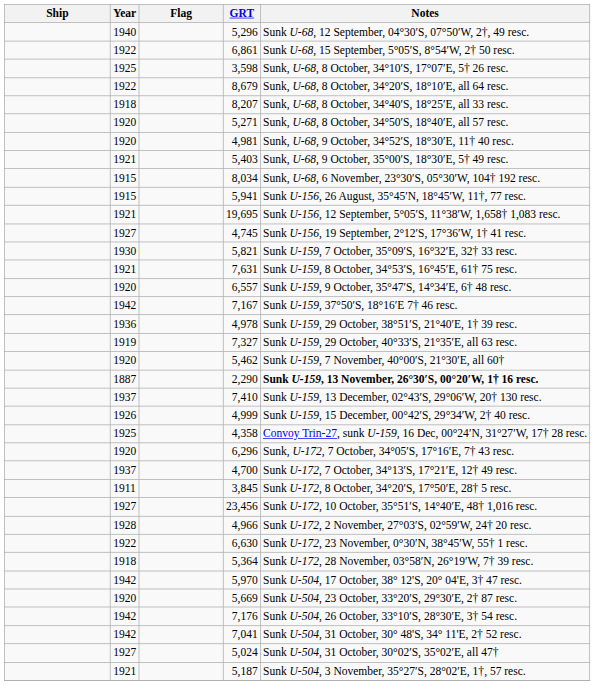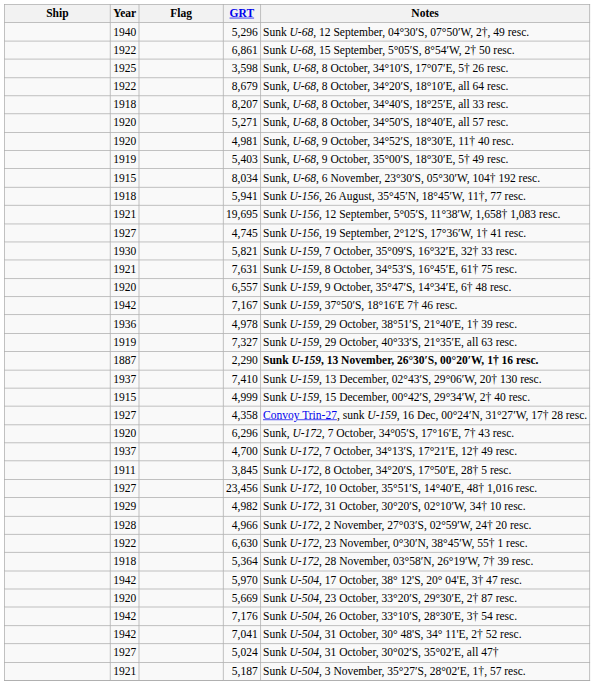(125, 159) 1921 -> (125, 159) 1919
(125, 196) 1915 -> (125, 196) 1918
- row: (245, 360)
(125, 415) 1926 -> (125, 397) 1915
(125, 433) 1925 -> (125, 415) 1927
+ row: (245, 506)
